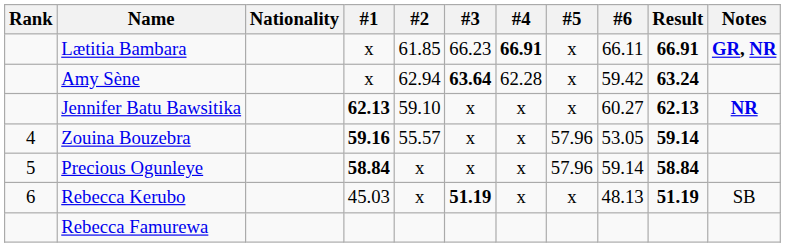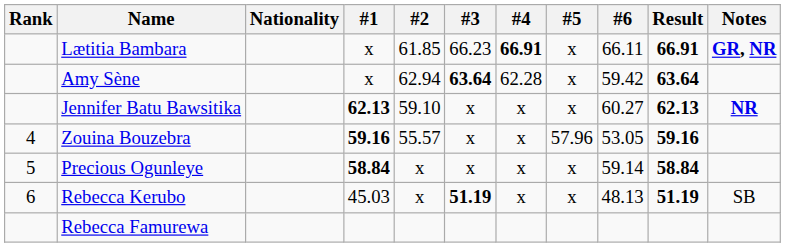(678, 78) 63.24 -> (678, 78) 63.64
(678, 138) 59.14 -> (678, 138) 59.16
(572, 167) 57.96 -> (572, 167) x
